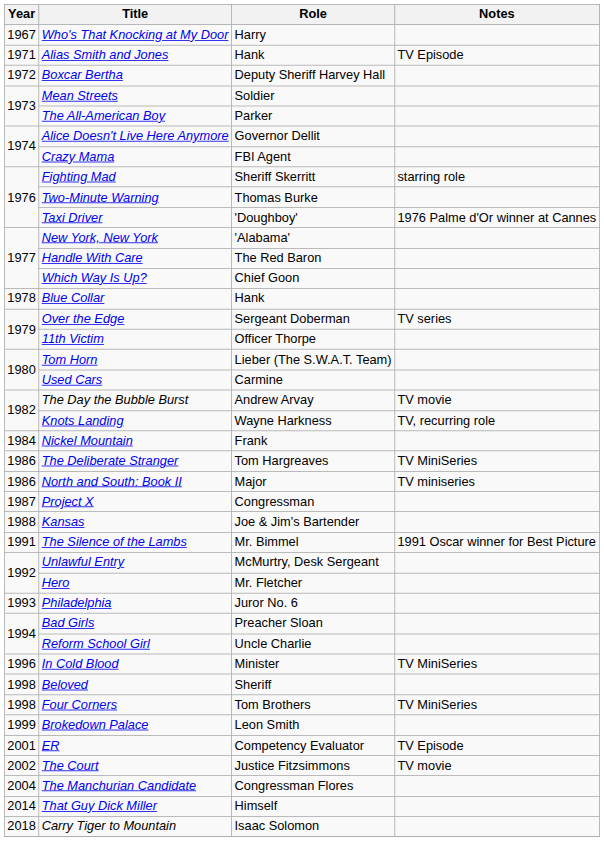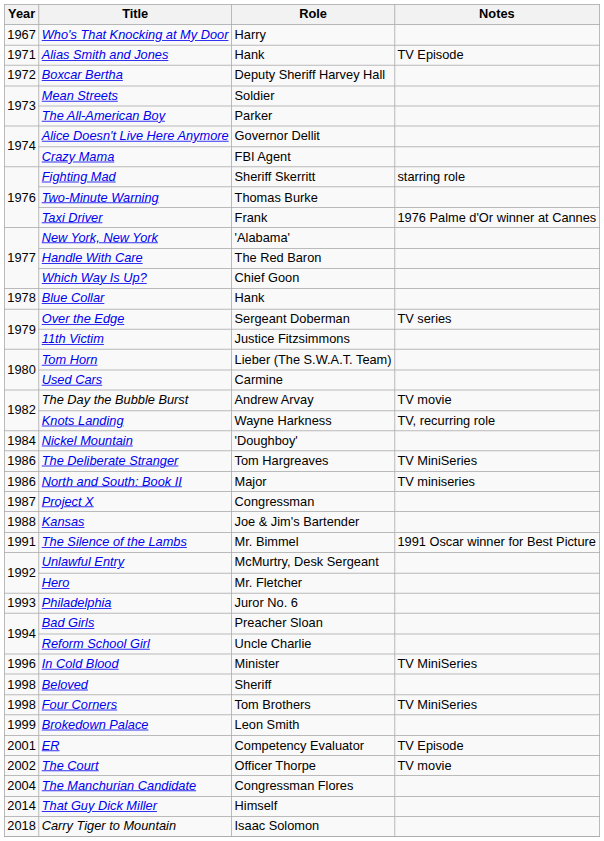(266, 217) 'Doughboy' -> (251, 217) Frank
(275, 339) Officer Thorpe -> (292, 339) Justice Fitzsimmons
(251, 440) Frank -> (266, 440) 'Doughboy'
(292, 765) Justice Fitzsimmons -> (275, 765) Officer Thorpe
